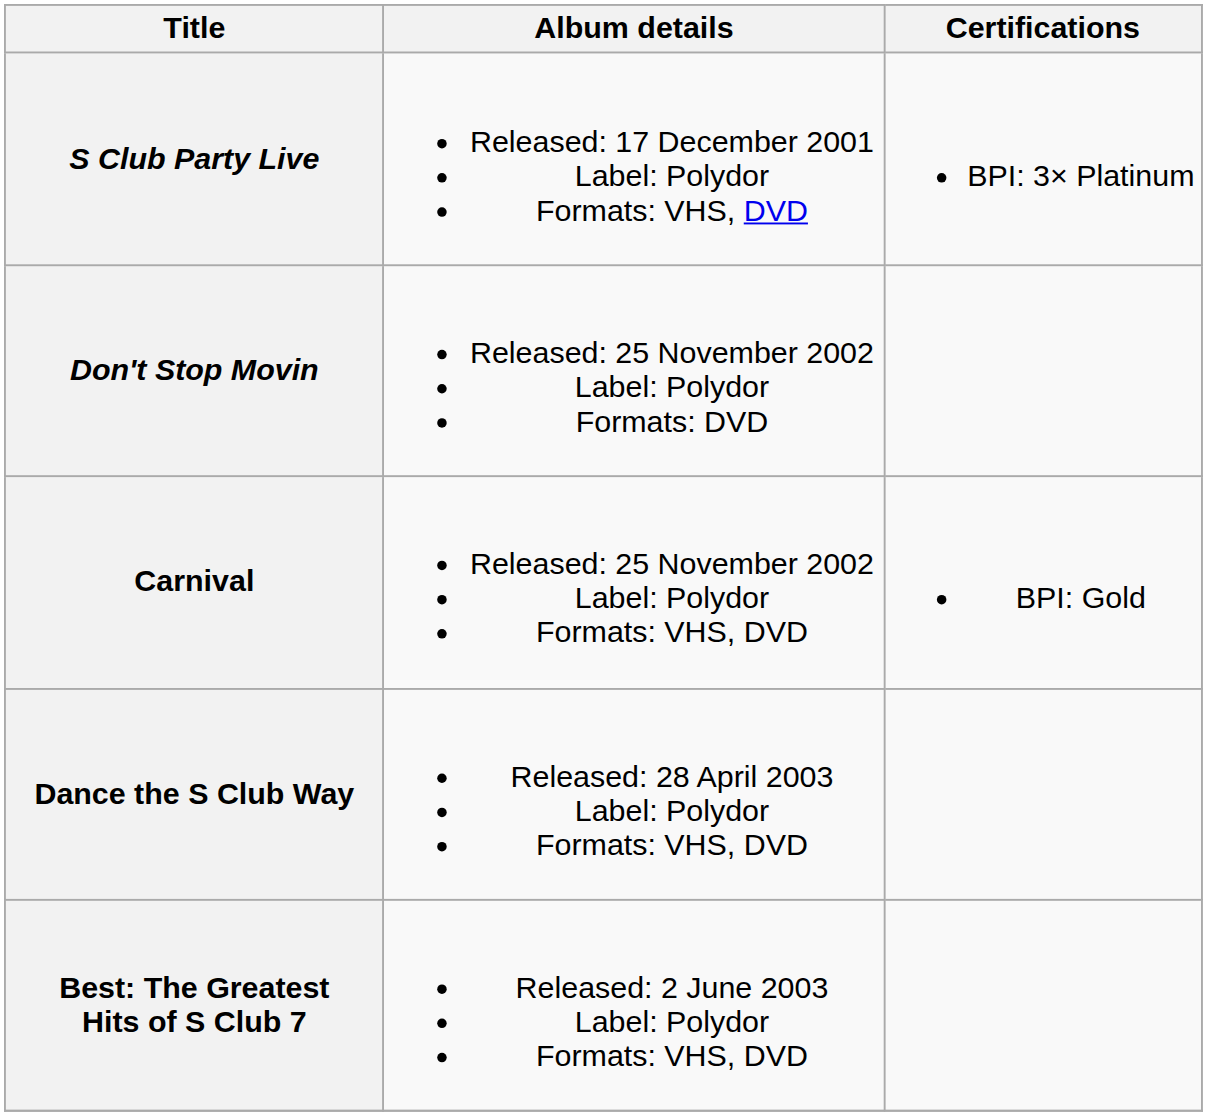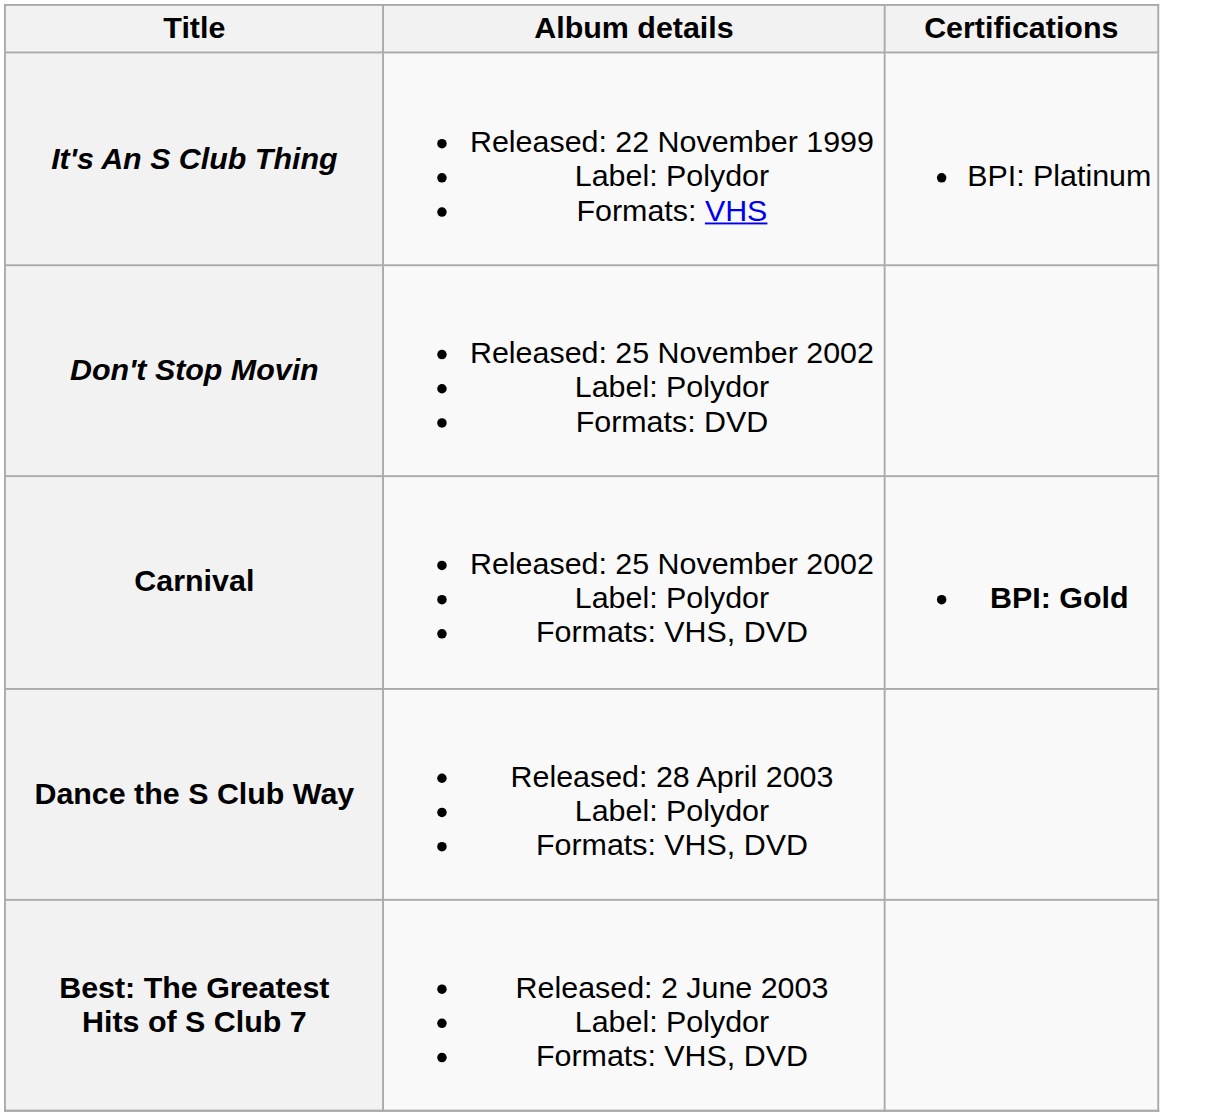+ row: (194, 158)
- row: (194, 158)
(1043, 599) normal -> (1021, 599) bold
